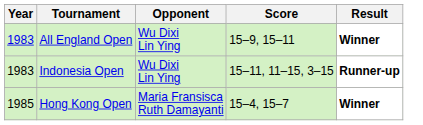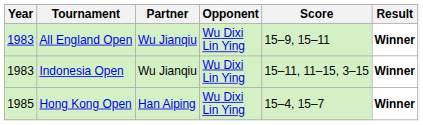+ column: (167, 14)
(370, 72) Runner-up -> (395, 72) Winner
(181, 104) Maria Fransisca Ruth Damayanti -> (224, 104) Wu Dixi Lin Ying
